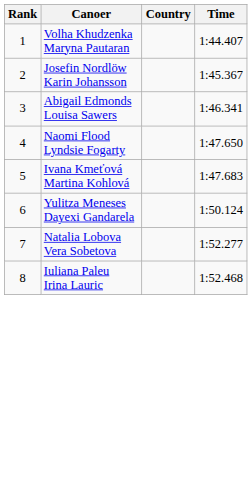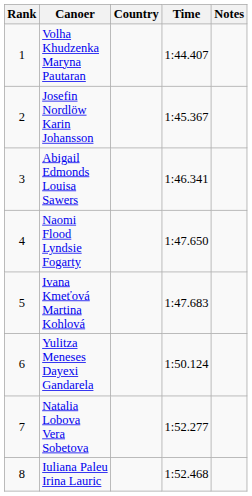+ column: (229, 14)
